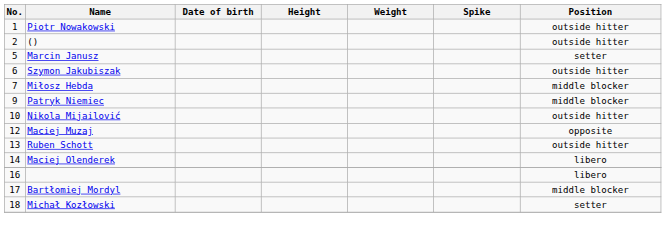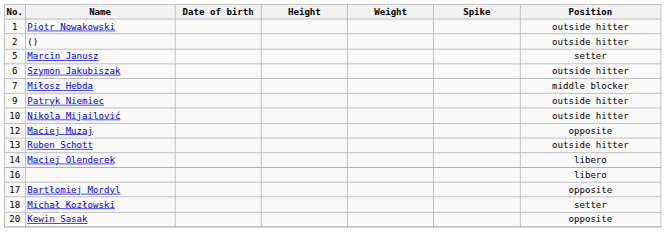(590, 101) middle blocker -> (590, 101) outside hitter
(590, 190) middle blocker -> (590, 190) opposite
+ row: (15, 219)
